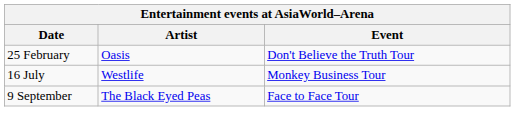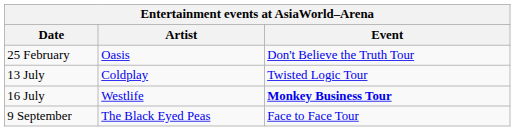+ row: (26, 75)
(326, 75) normal -> (329, 95) bold
